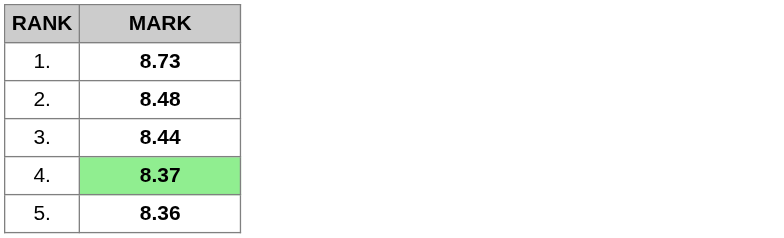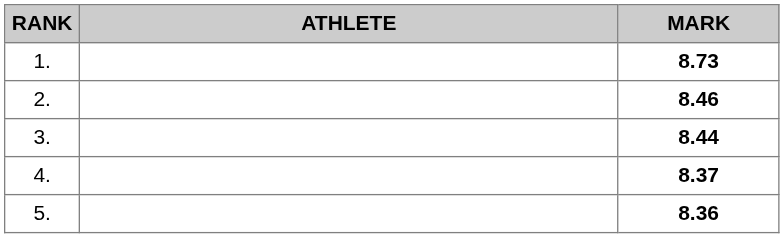+ column: (349, 23)
(160, 99) 8.48 -> (699, 99) 8.46
(160, 175) lightgreen background -> (699, 175) no background
